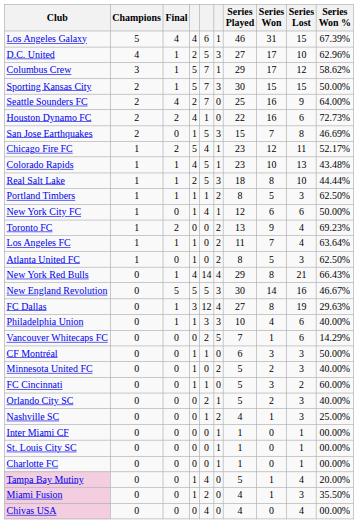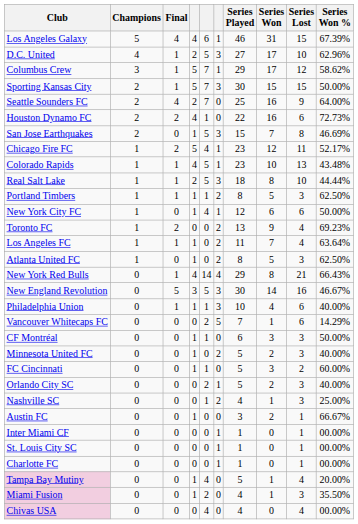(195, 290) 5 -> (195, 290) 3
- row: (27, 306)
(207, 322) 3 -> (207, 306) 1
+ row: (27, 416)
